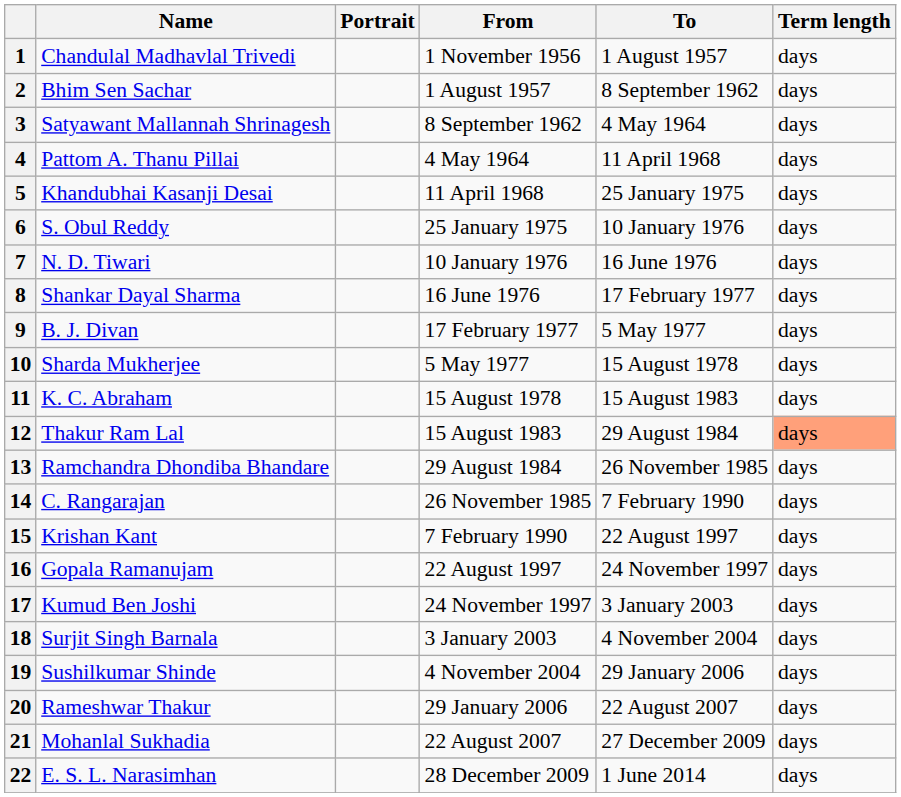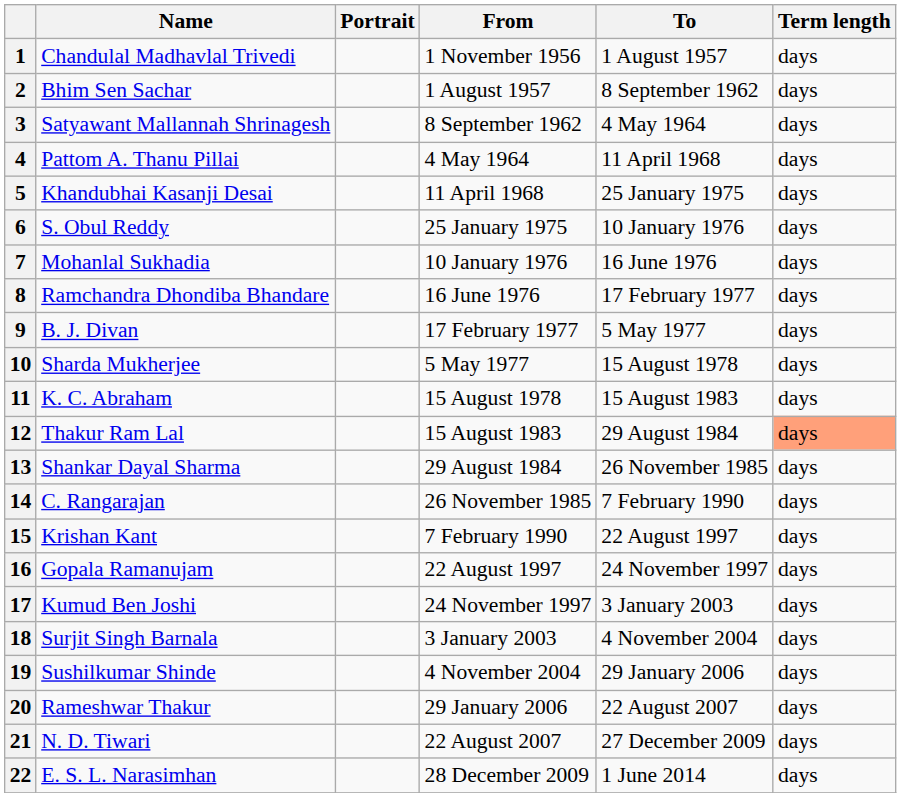(96, 261) N. D. Tiwari -> (126, 261) Mohanlal Sukhadia
(141, 295) Shankar Dayal Sharma -> (185, 295) Ramchandra Dhondiba Bhandare
(185, 466) Ramchandra Dhondiba Bhandare -> (141, 466) Shankar Dayal Sharma
(126, 741) Mohanlal Sukhadia -> (96, 741) N. D. Tiwari
